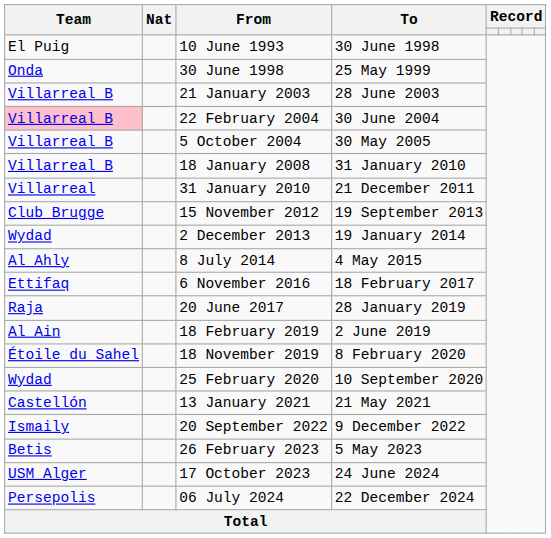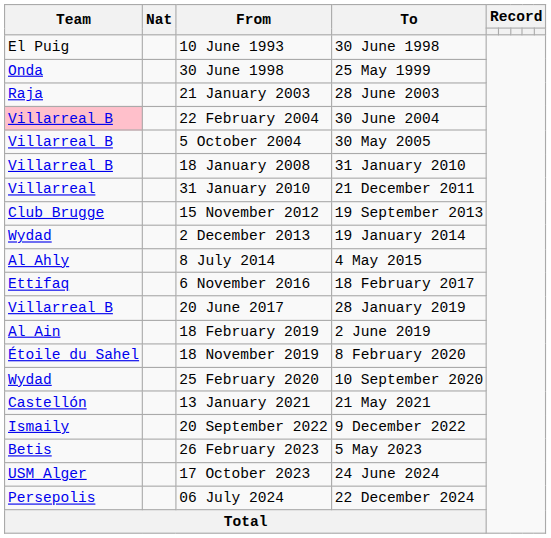(60, 95) Villarreal B -> (26, 95) Raja
(26, 308) Raja -> (60, 308) Villarreal B
